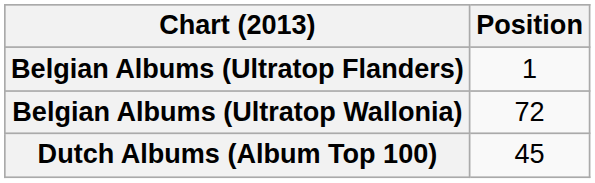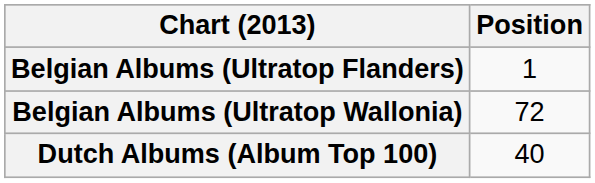(530, 154) 45 -> (530, 154) 40
